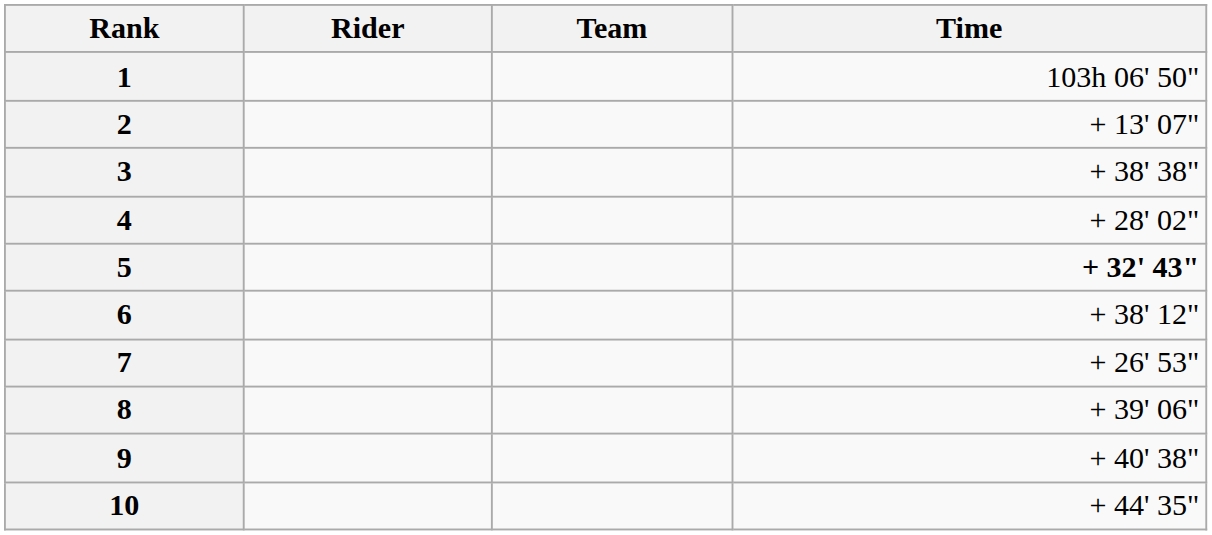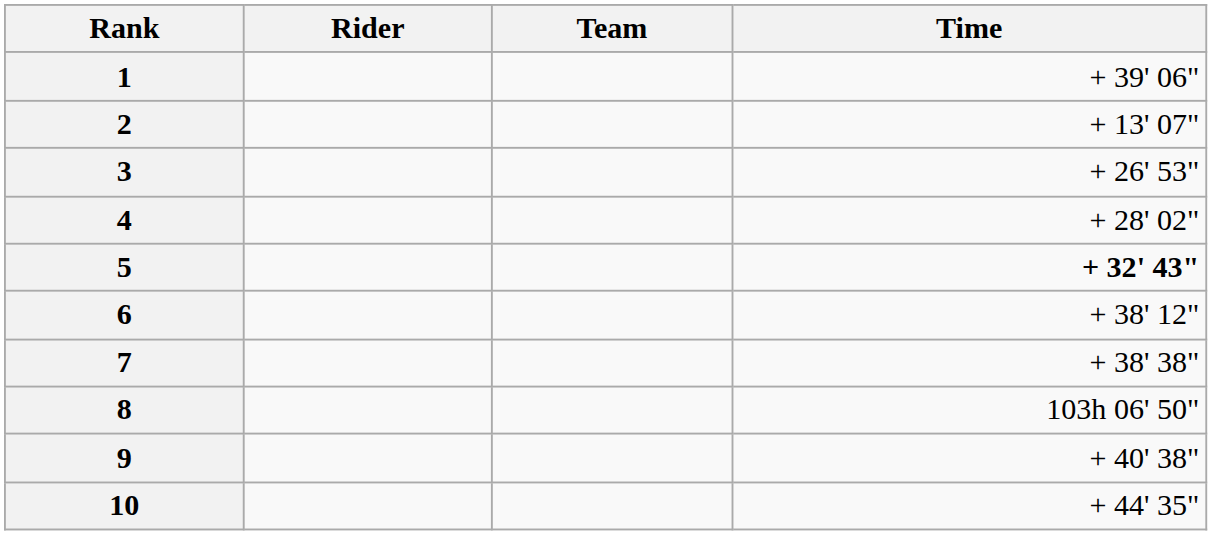(1123, 76) 103h 06' 50" -> (1144, 76) + 39' 06"
(1144, 171) + 38' 38" -> (1144, 171) + 26' 53"
(1144, 362) + 26' 53" -> (1144, 362) + 38' 38"
(1144, 409) + 39' 06" -> (1123, 409) 103h 06' 50"
